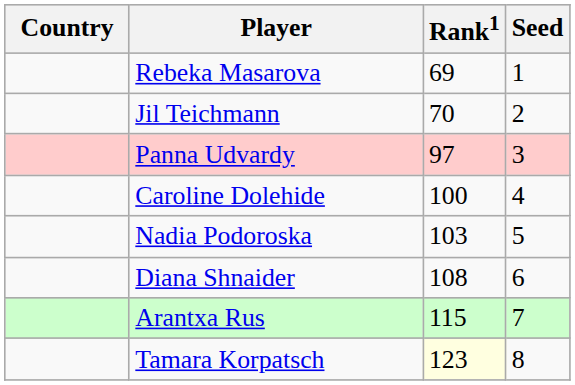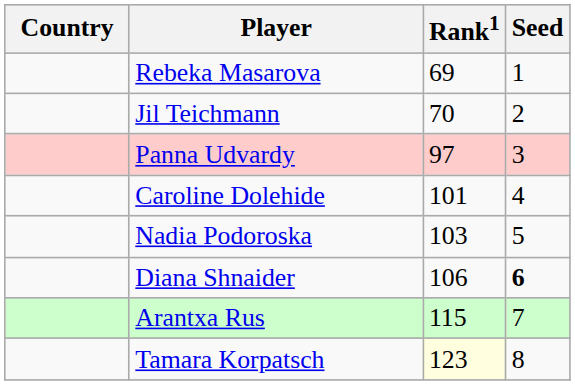(448, 195) 100 -> (448, 195) 101
(448, 277) 108 -> (448, 277) 106
(518, 277) normal -> (518, 277) bold
